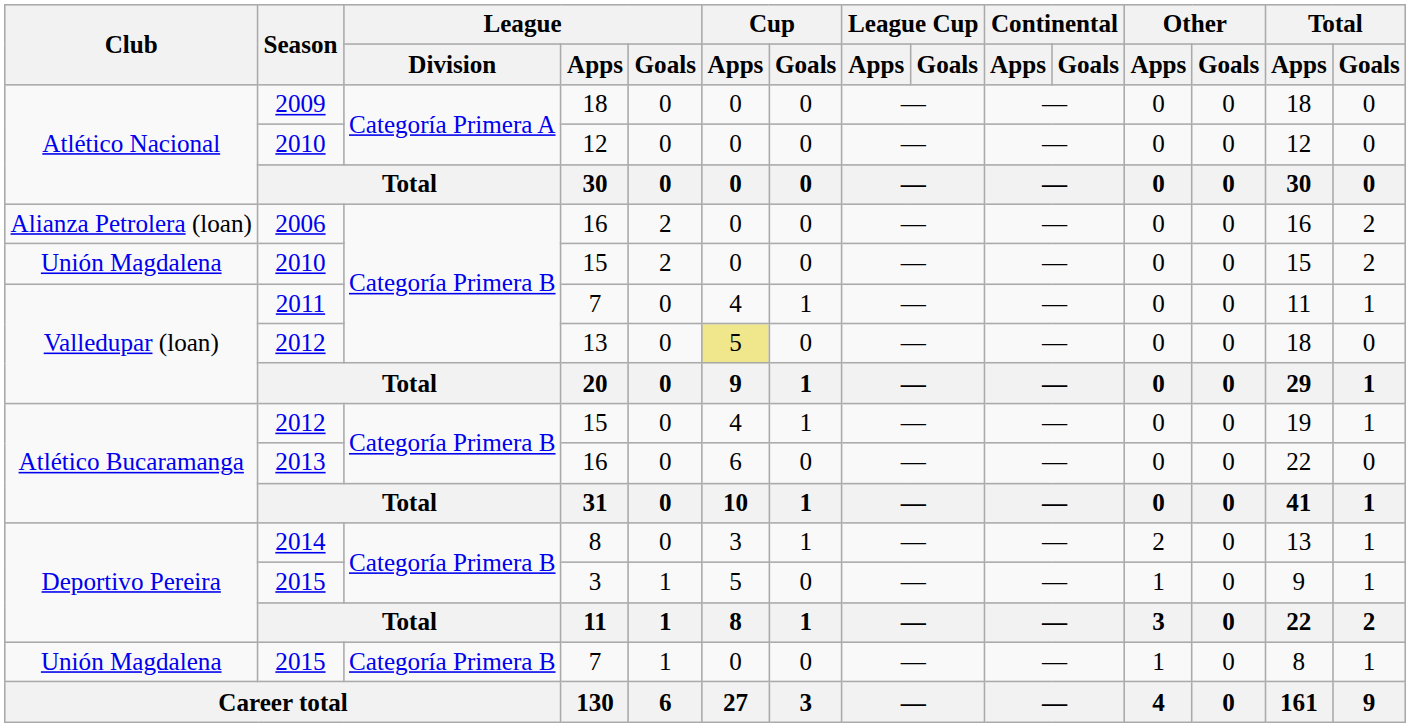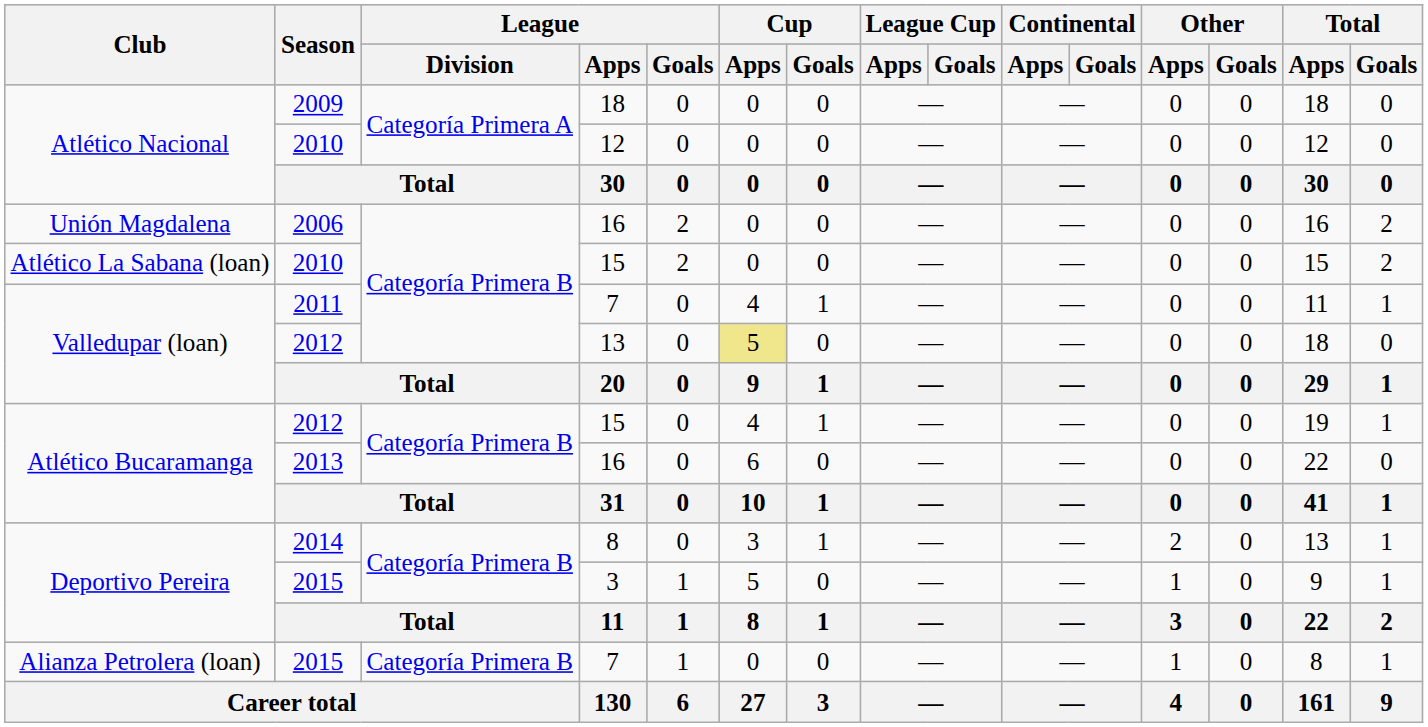(131, 223) Alianza Petrolera (loan) -> (140, 223) Unión Magdalena
(131, 263) Unión Magdalena -> (140, 263) Atlético La Sabana (loan)
(131, 661) Unión Magdalena -> (140, 661) Alianza Petrolera (loan)
